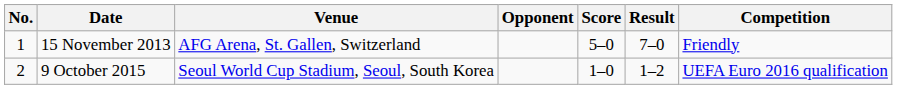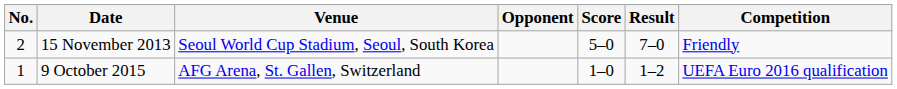(21, 44) 1 -> (21, 44) 2
(299, 44) AFG Arena, St. Gallen, Switzerland -> (336, 44) Seoul World Cup Stadium, Seoul, South Korea
(21, 71) 2 -> (21, 71) 1
(336, 71) Seoul World Cup Stadium, Seoul, South Korea -> (299, 71) AFG Arena, St. Gallen, Switzerland
